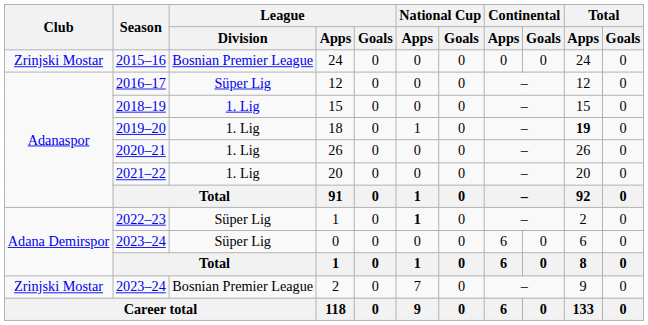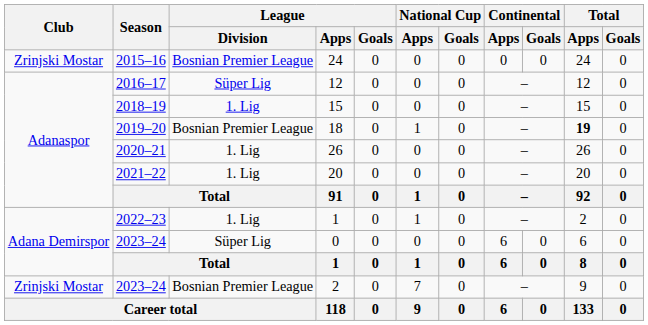(243, 128) 1. Lig -> (243, 128) Bosnian Premier League
(243, 219) Süper Lig -> (243, 219) 1. Lig
(417, 219) bold -> (417, 219) normal
